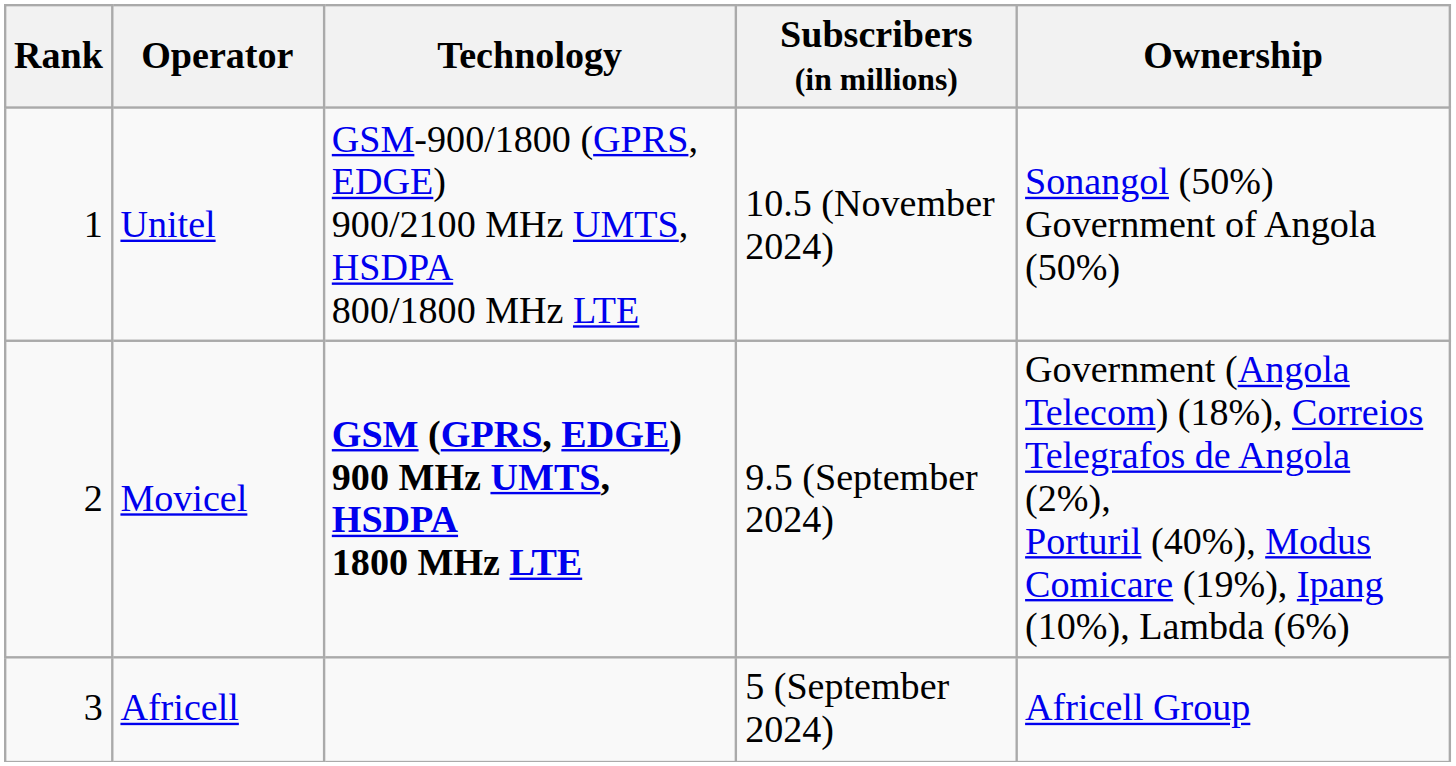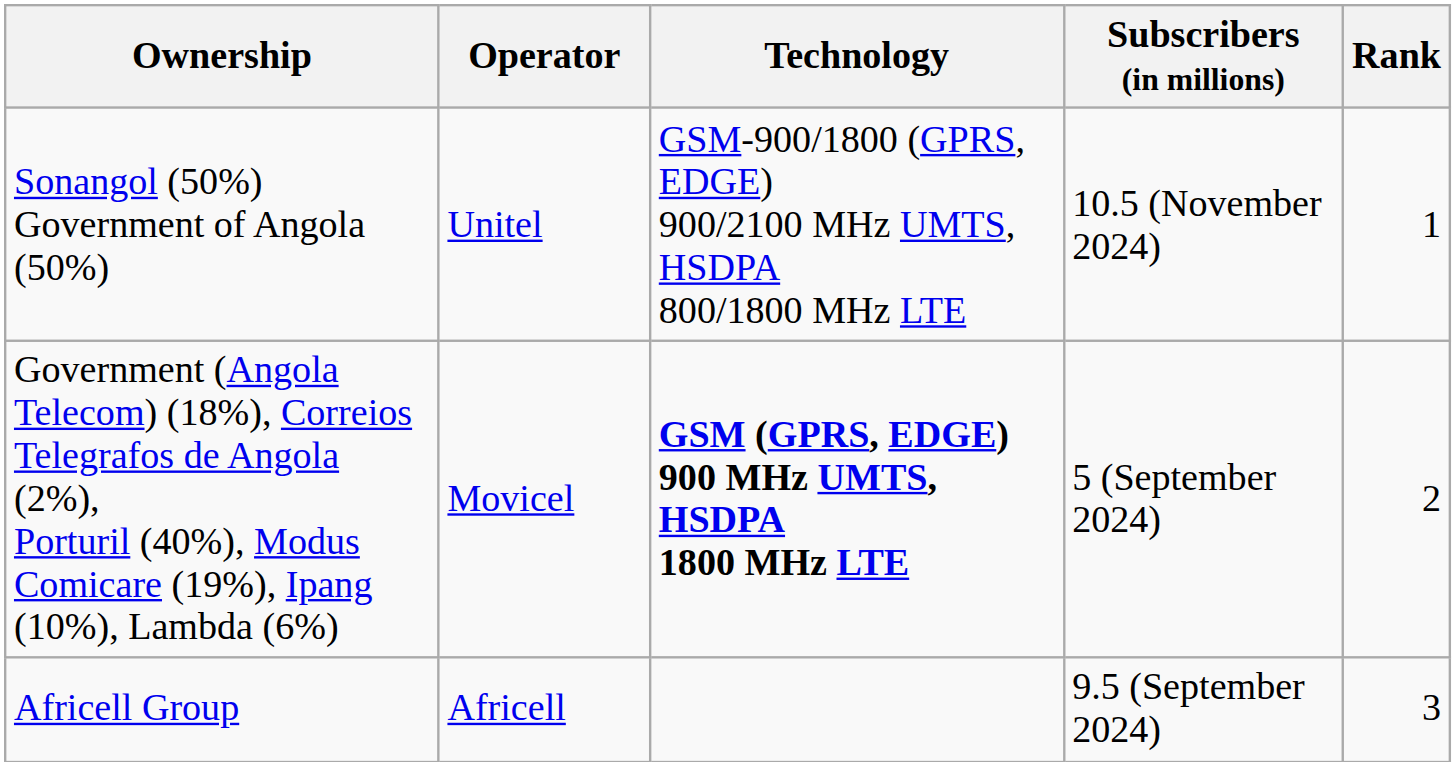columns swapped: (58, 56) <-> (1233, 56)
(861, 498) 9.5 (September 2024) -> (1174, 498) 5 (September 2024)
(847, 708) 5 (September 2024) -> (1188, 708) 9.5 (September 2024)
